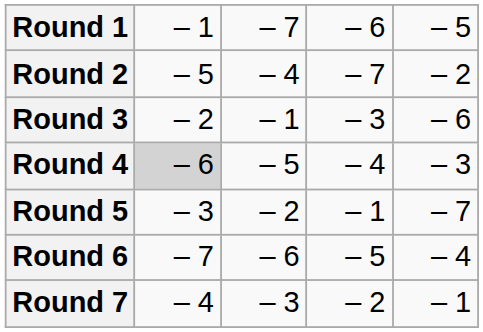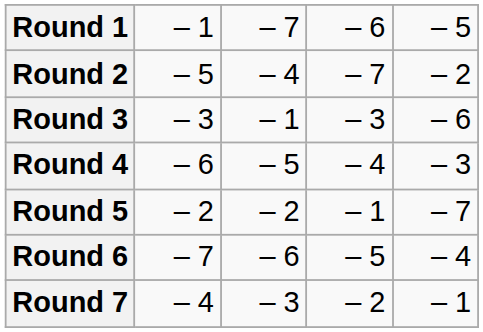(194, 119) – 2 -> (194, 119) – 3
(194, 165) lightgrey background -> (194, 165) no background
(194, 211) – 3 -> (194, 211) – 2
